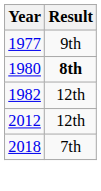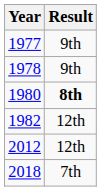+ row: (25, 69)
